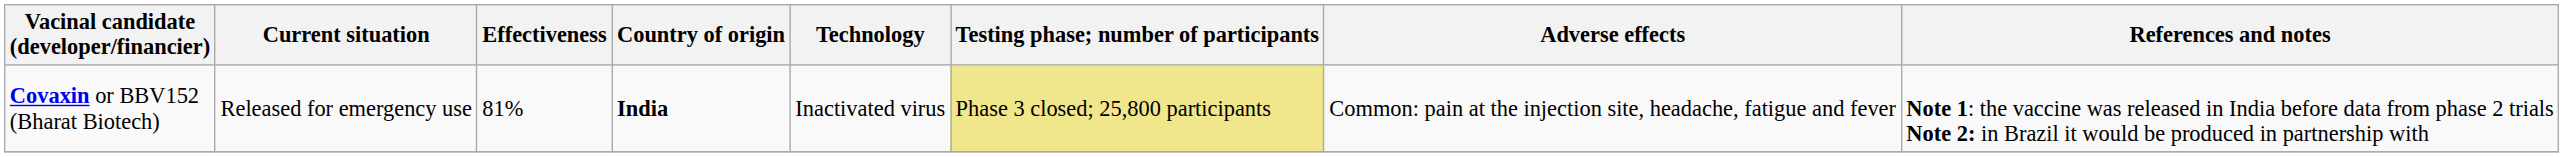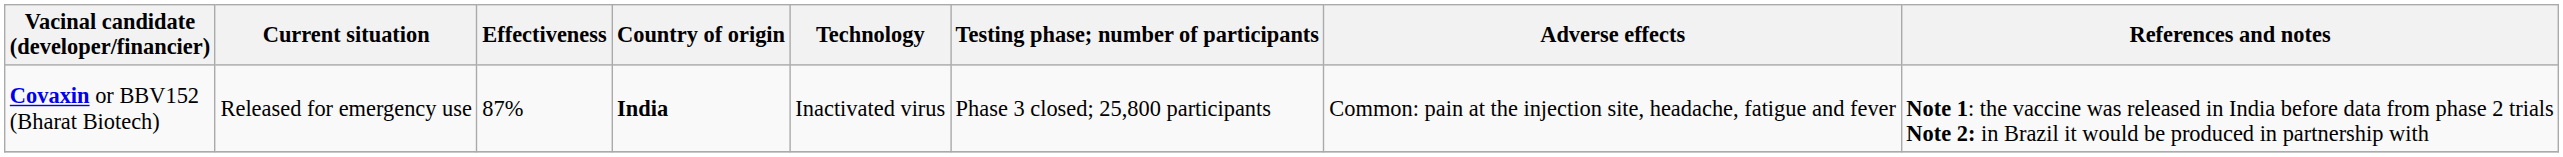(503, 108) 81% -> (503, 108) 87%
(1113, 108) khaki background -> (1113, 108) no background
